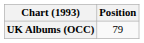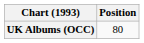(118, 30) 79 -> (118, 30) 80
